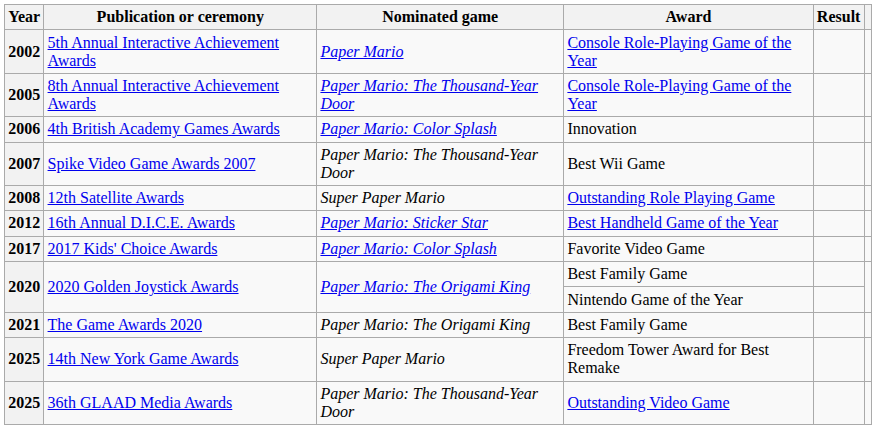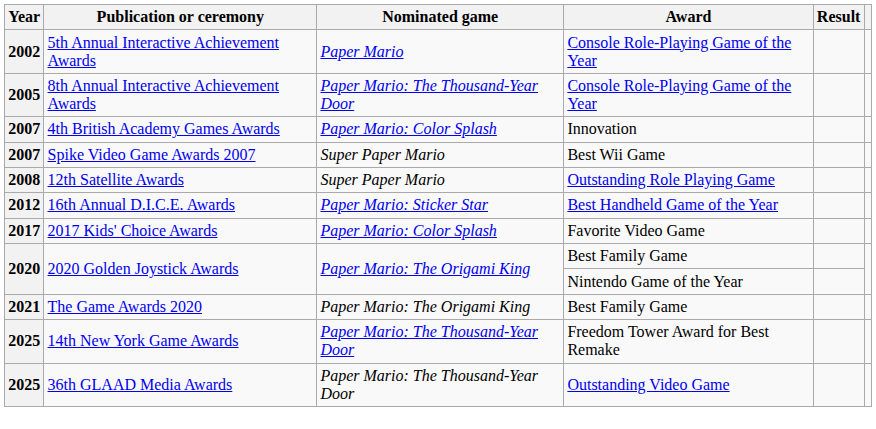(24, 129) 2006 -> (24, 129) 2007
(429, 163) Paper Mario: The Thousand-Year Door -> (383, 154) Super Paper Mario
(383, 359) Super Paper Mario -> (429, 341) Paper Mario: The Thousand-Year Door
